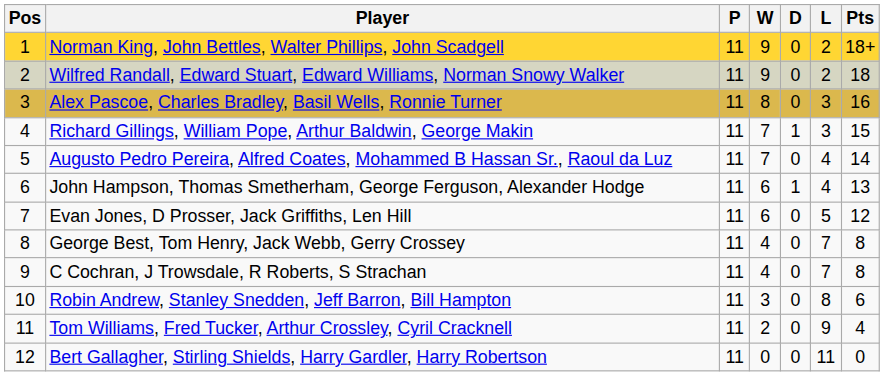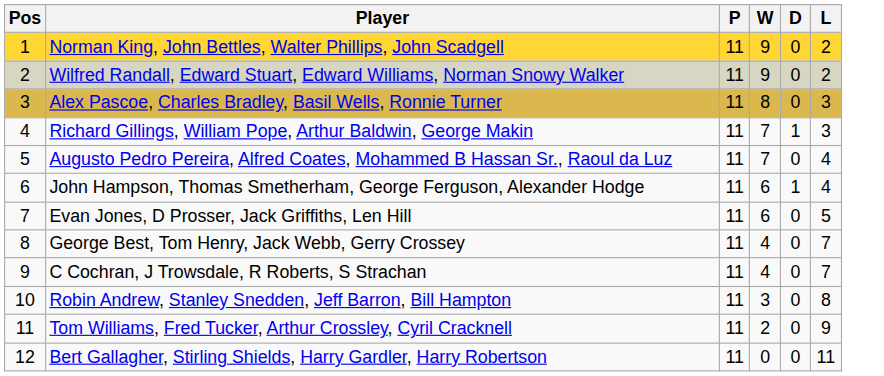- column: (860, 18)
